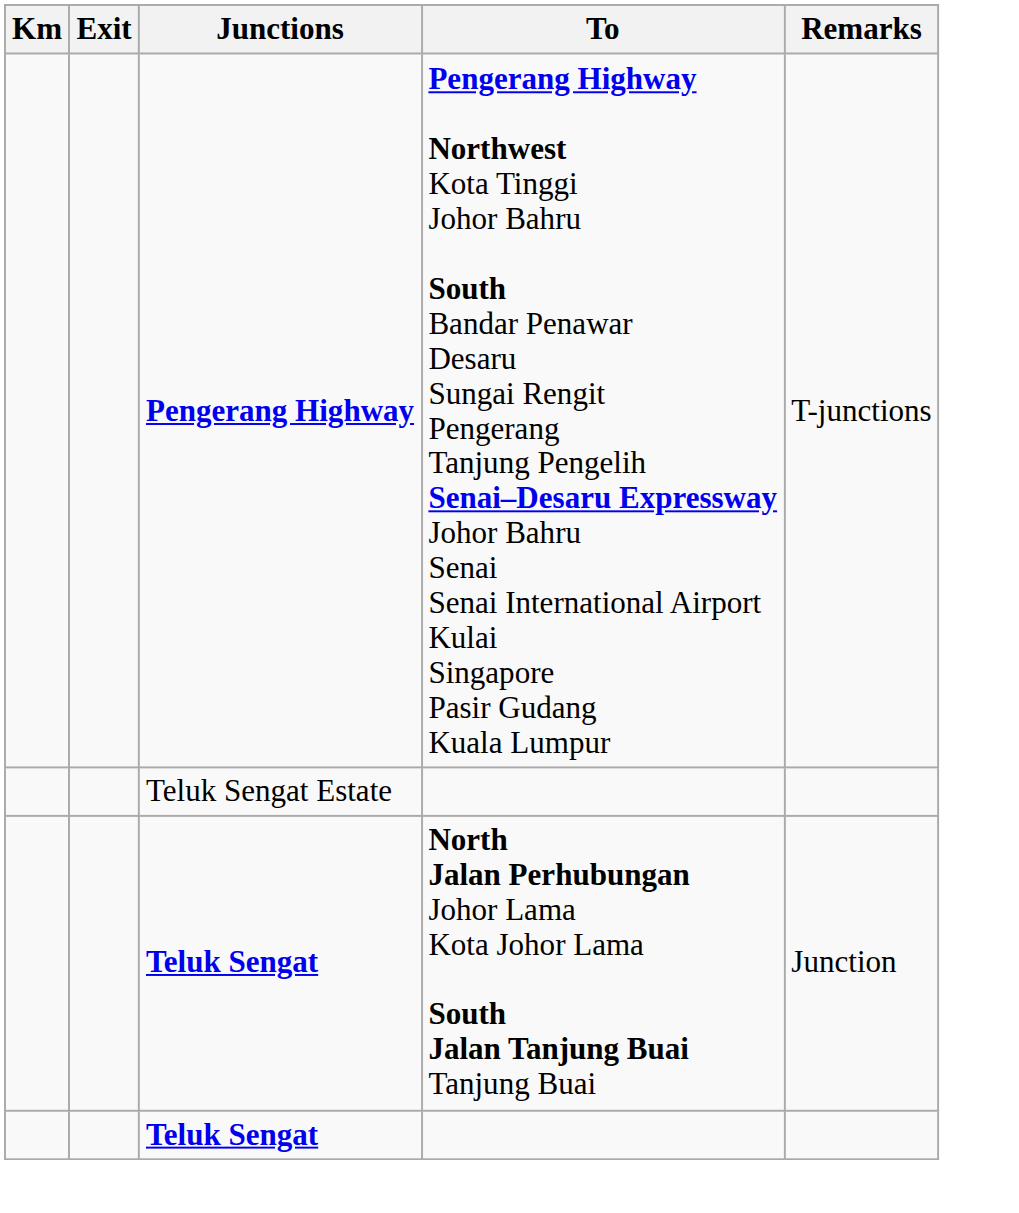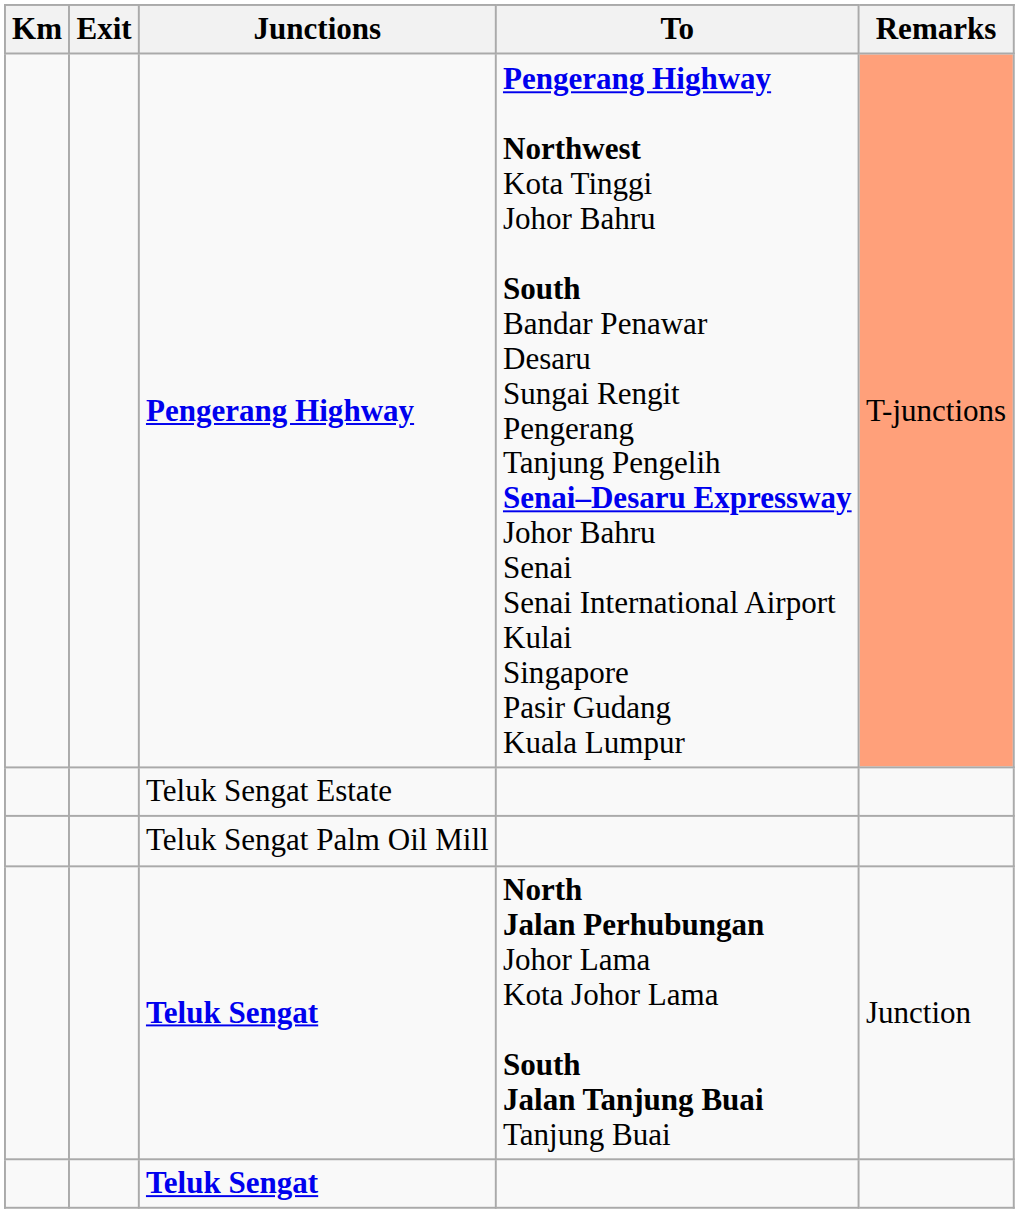(861, 410) no background -> (936, 410) lightsalmon background
+ row: (317, 840)
